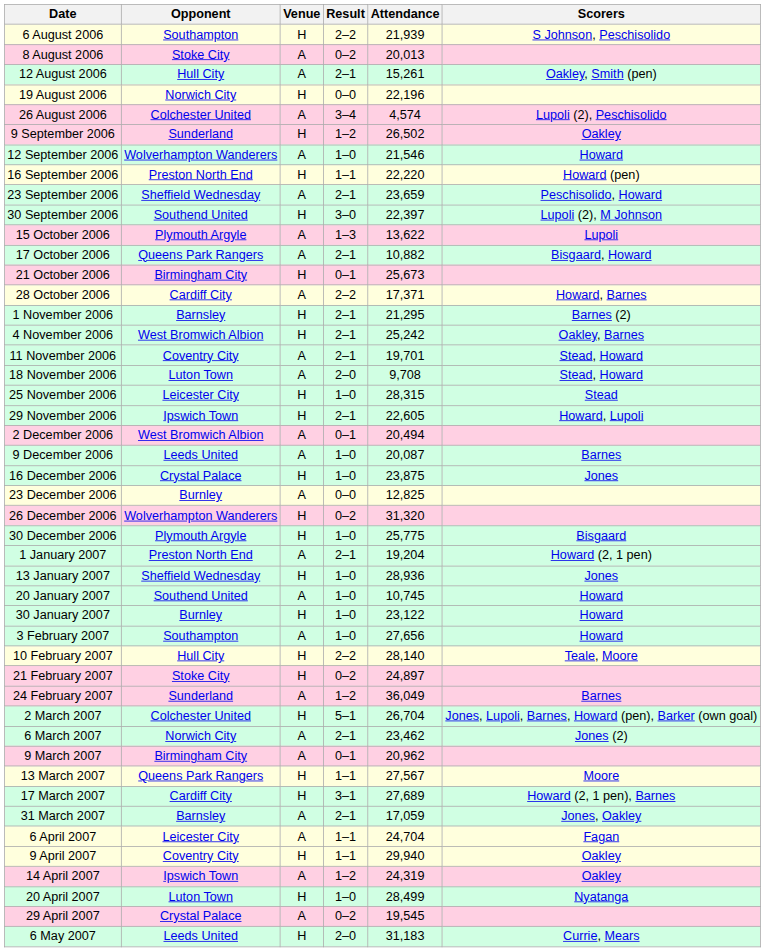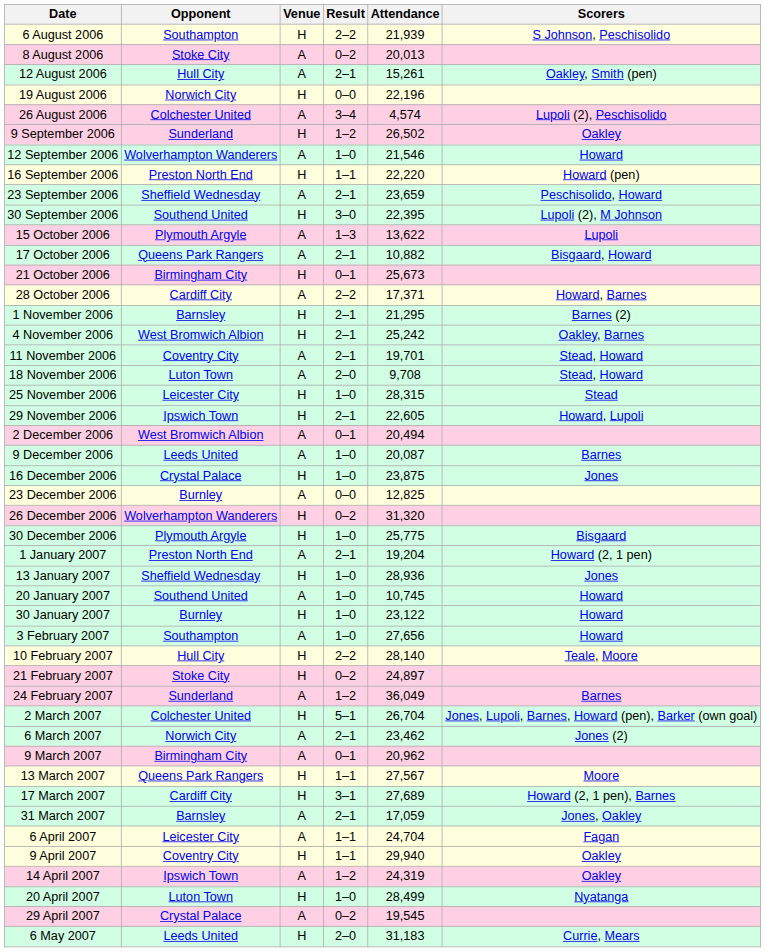(405, 214) 22,397 -> (405, 214) 22,395
